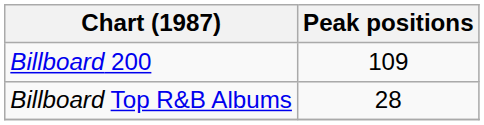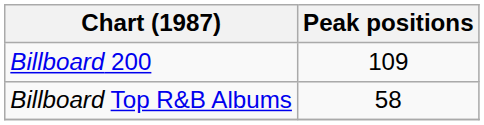(388, 100) 28 -> (388, 100) 58
